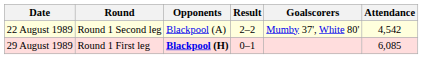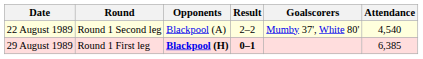(390, 29) 4,542 -> (390, 29) 4,540
(247, 45) normal -> (247, 45) bold
(390, 45) 6,085 -> (390, 45) 6,385
